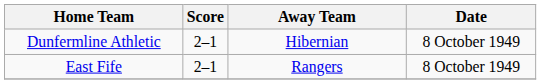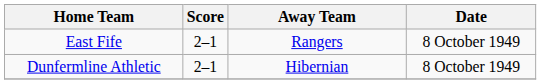rows swapped: (94, 41) <-> (94, 66)
